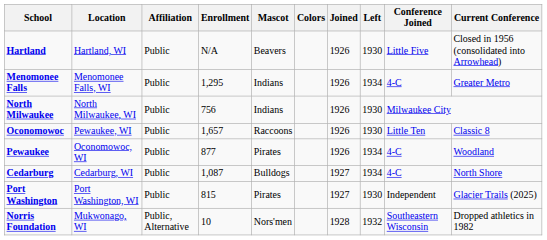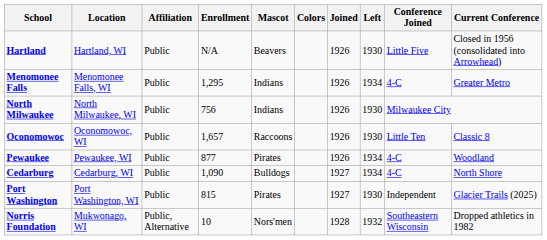(103, 131) Pewaukee, WI -> (103, 136) Oconomowoc, WI
(103, 152) Oconomowoc, WI -> (103, 157) Pewaukee, WI
(212, 173) 1,087 -> (212, 173) 1,090
